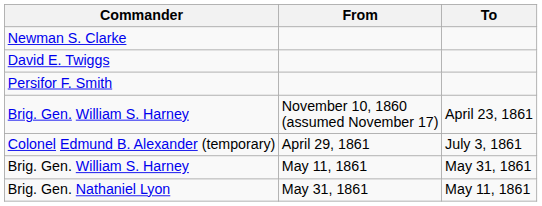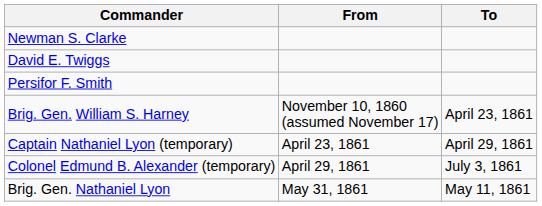+ row: (120, 144)
- row: (98, 167)
